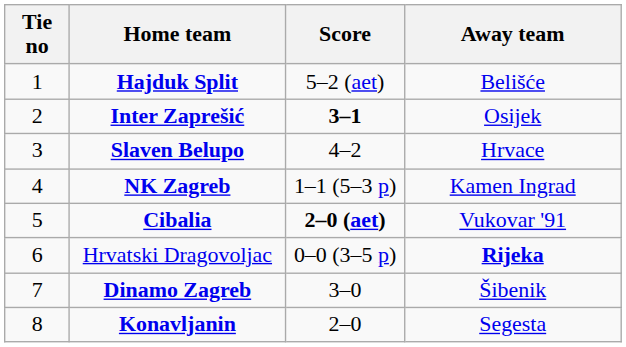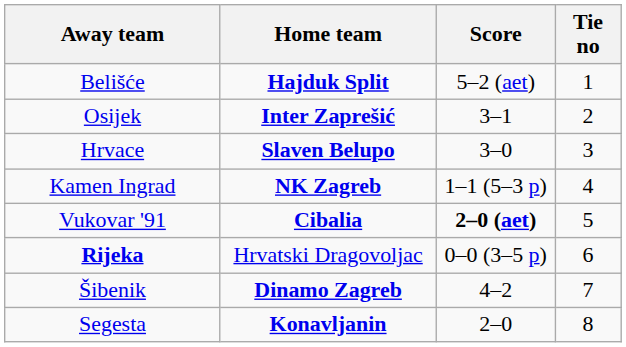columns swapped: (37, 34) <-> (513, 34)
(345, 116) bold -> (496, 116) normal
(345, 150) 4–2 -> (496, 150) 3–0
(345, 289) 3–0 -> (496, 289) 4–2
